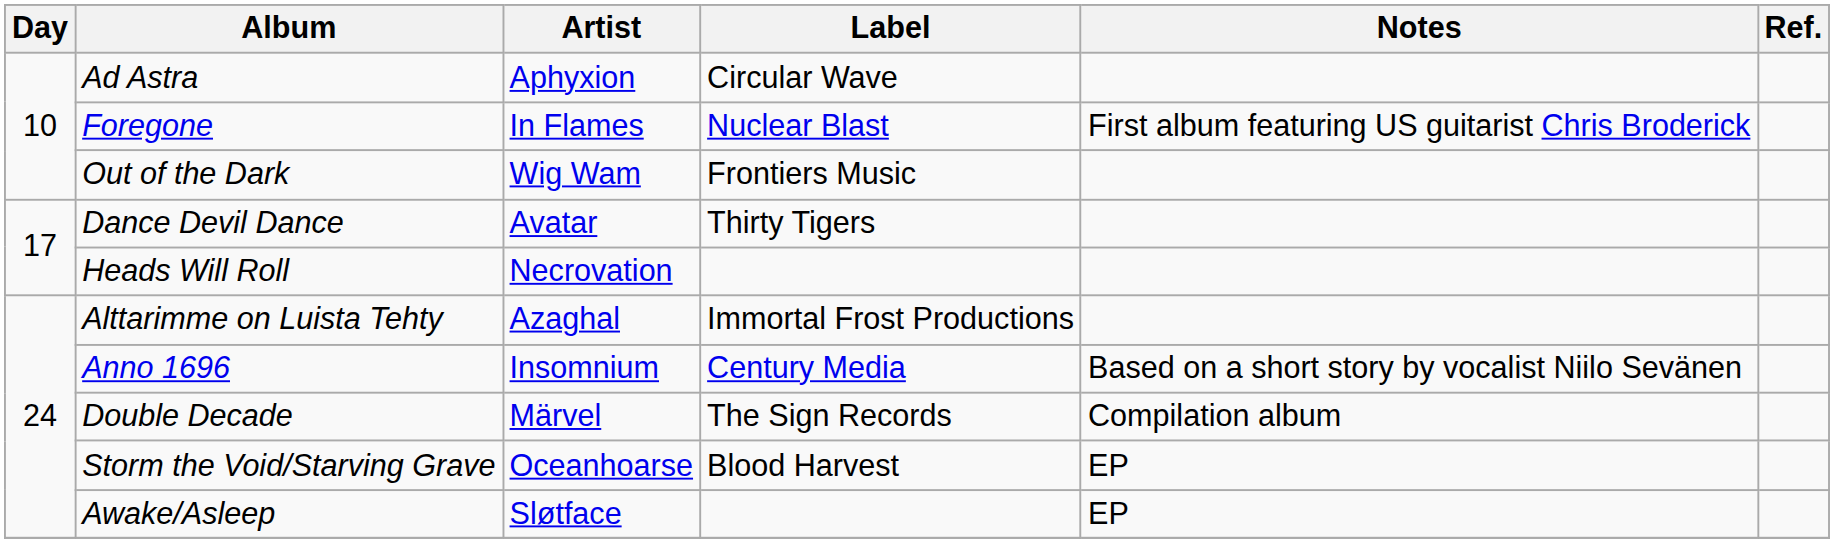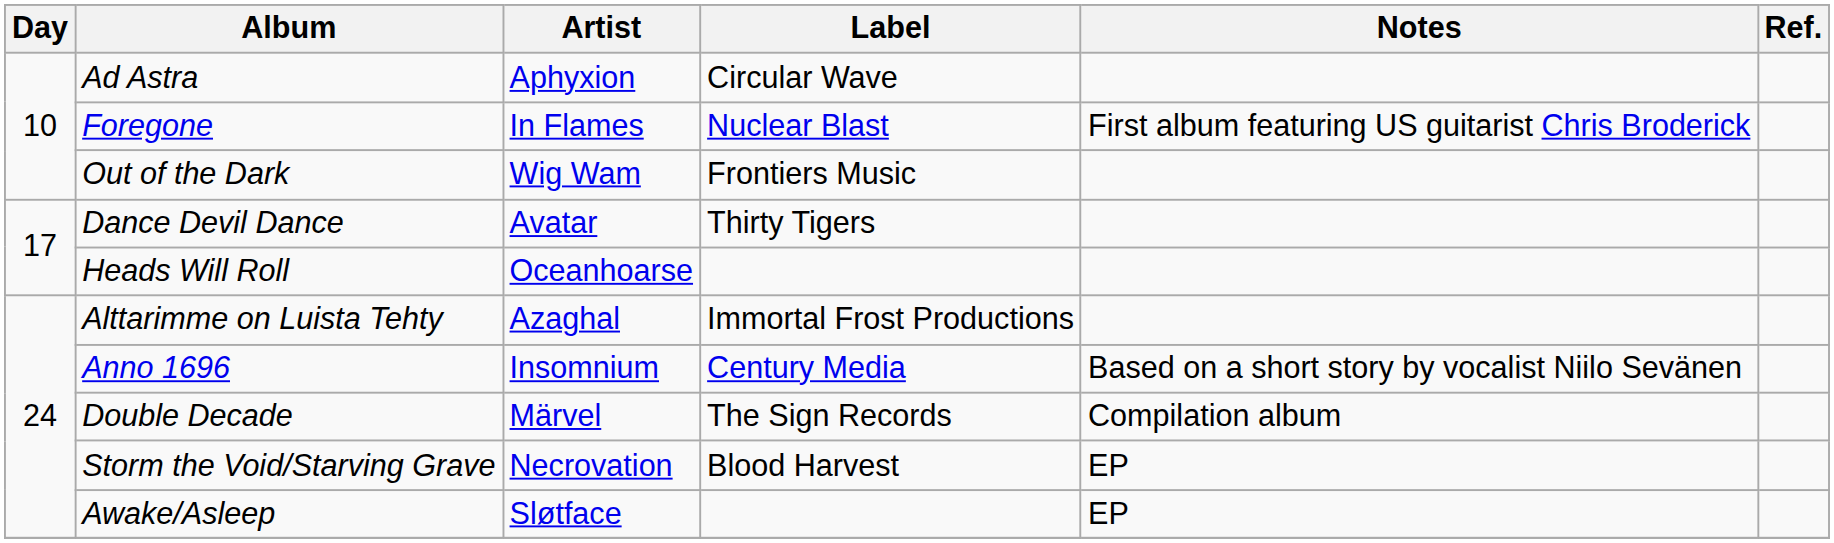(591, 271) Necrovation -> (601, 271) Oceanhoarse
(601, 464) Oceanhoarse -> (591, 464) Necrovation
